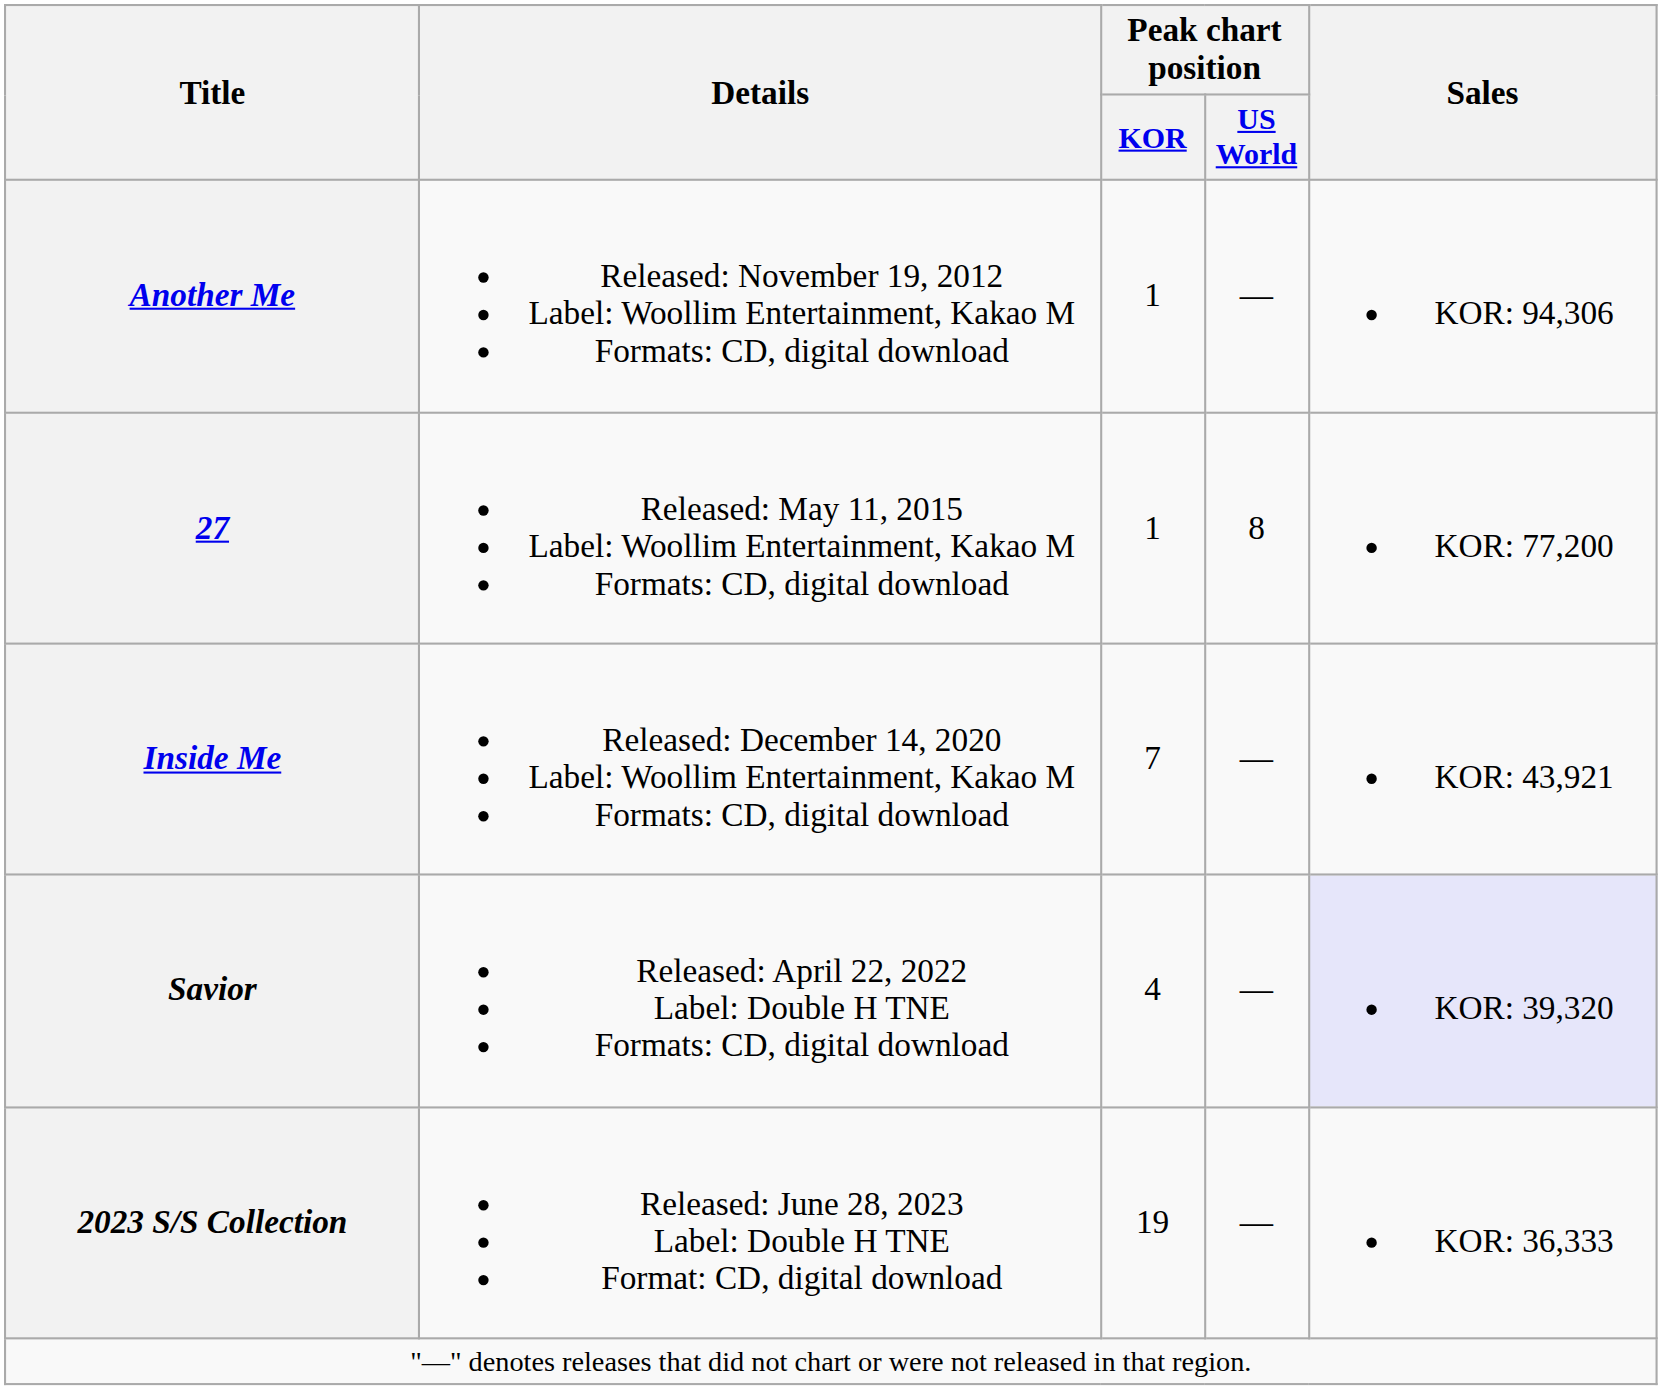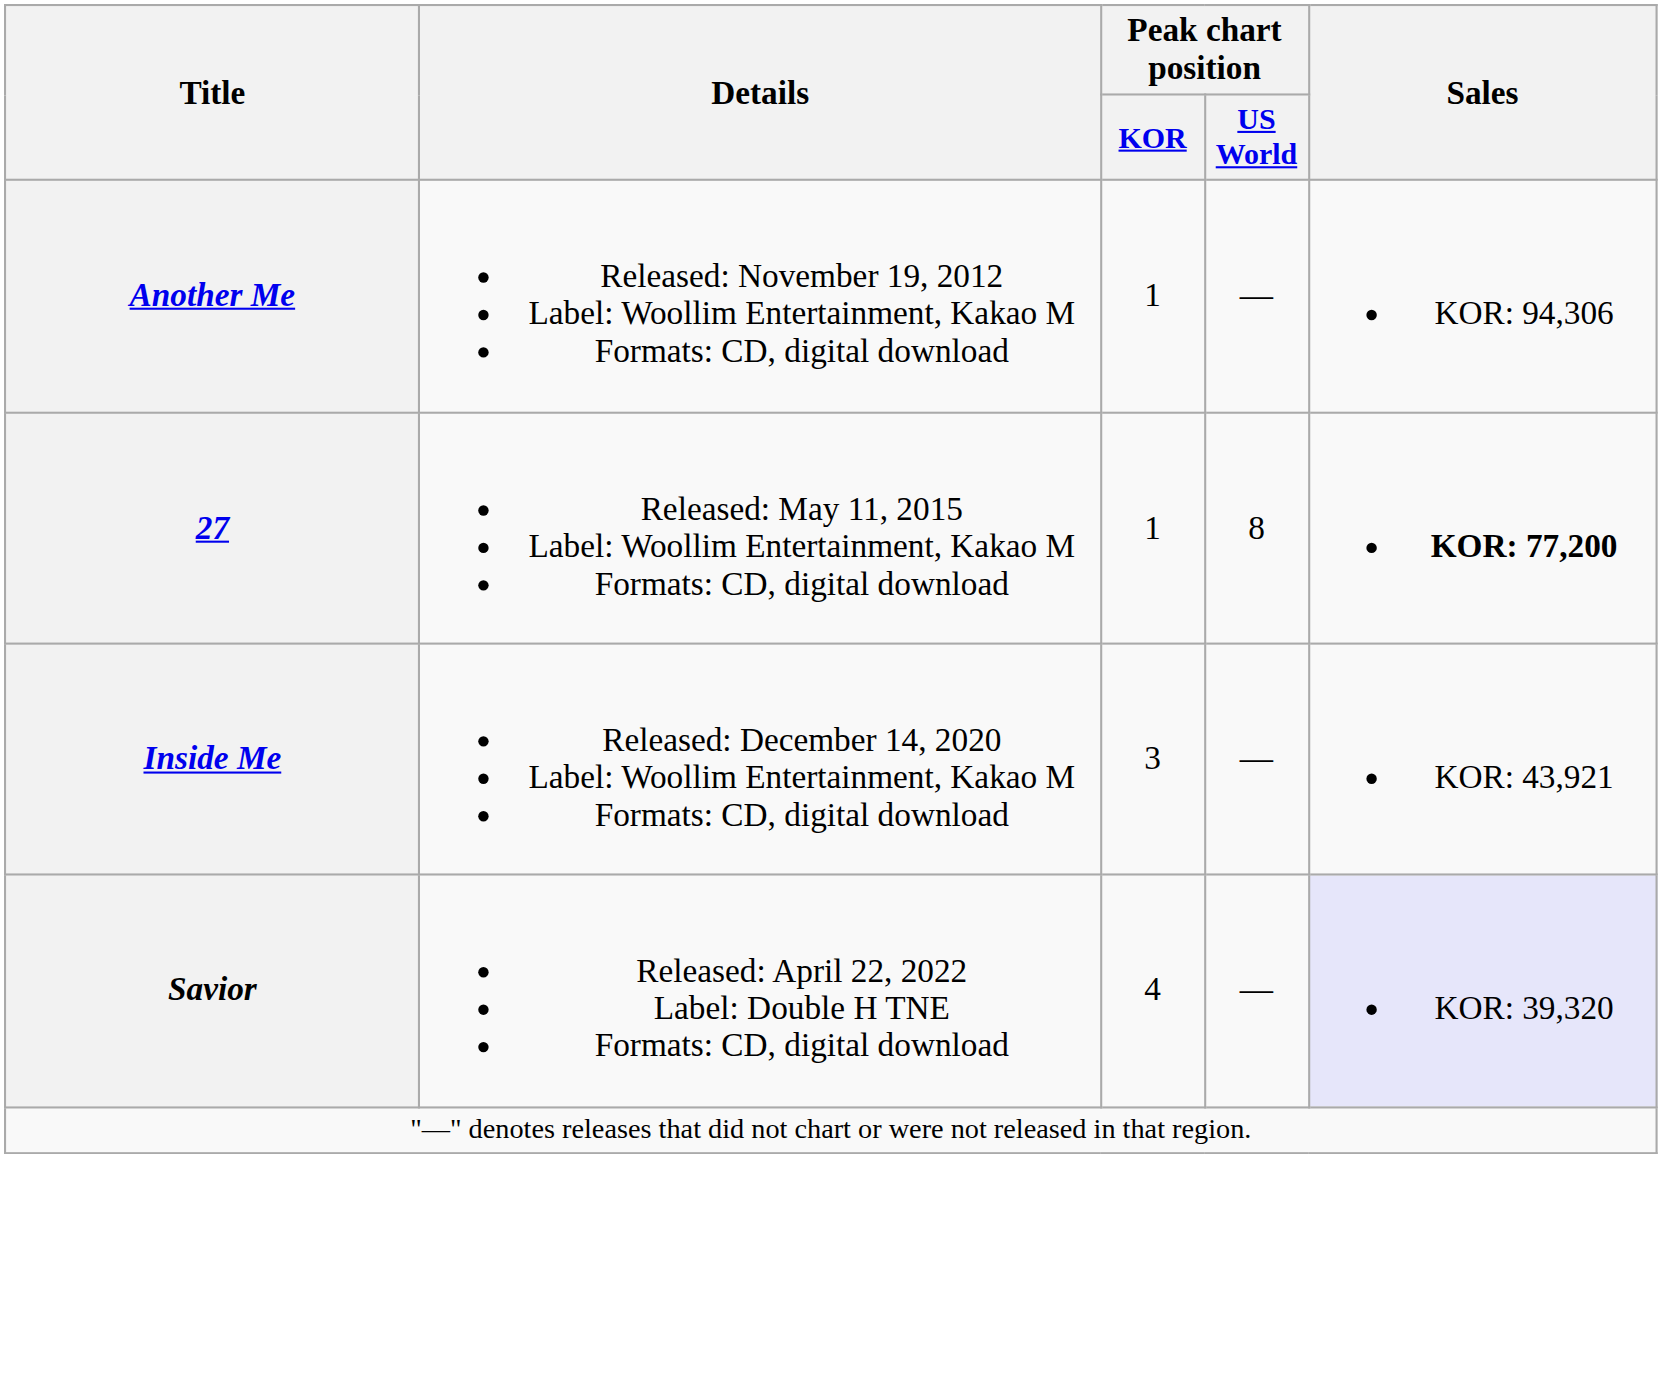(1482, 546) normal -> (1482, 546) bold
(1153, 758) 7 -> (1153, 758) 3
- row: (212, 1221)
